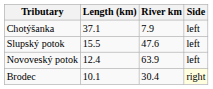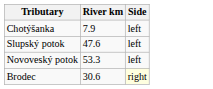- column: (110, 12)
(150, 60) 63.9 -> (92, 60) 53.3
(150, 76) 30.4 -> (92, 76) 30.6
